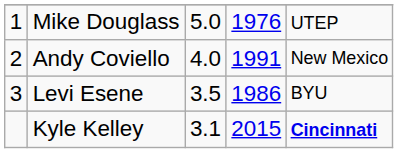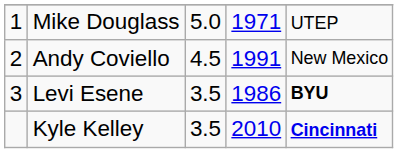(256, 22) 1976 -> (256, 22) 1971
(205, 57) 4.0 -> (205, 57) 4.5
(309, 94) normal -> (310, 94) bold
(205, 128) 3.1 -> (205, 128) 3.5
(256, 128) 2015 -> (256, 128) 2010
